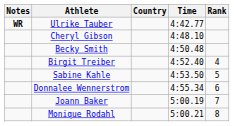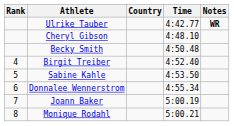columns swapped: (217, 11) <-> (18, 11)
